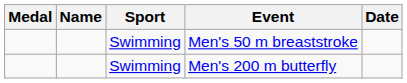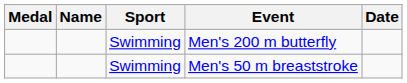rows swapped: (262, 66) <-> (273, 42)
